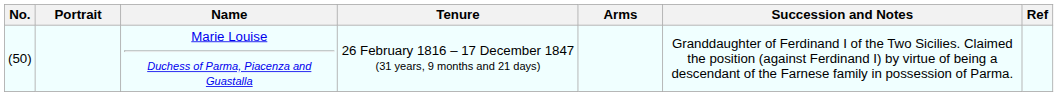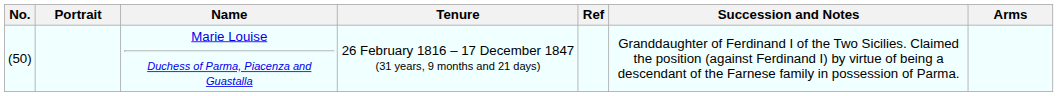columns swapped: (620, 15) <-> (1037, 15)
